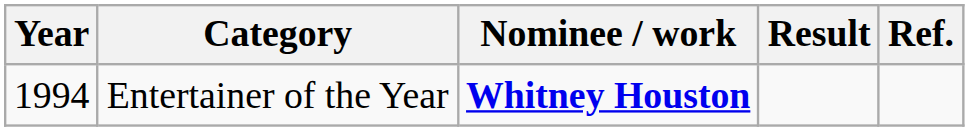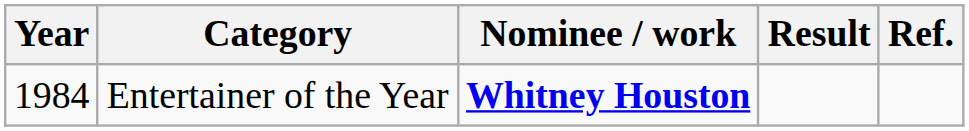(52, 94) 1994 -> (52, 94) 1984
